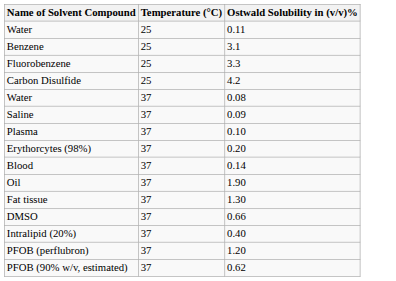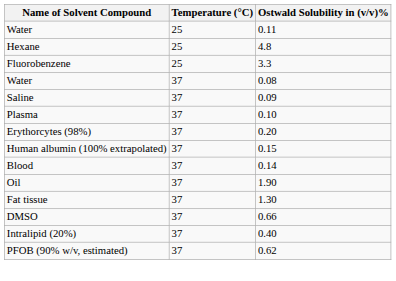+ row: (23, 47)
- row: (25, 47)
- row: (44, 81)
+ row: (87, 149)
- row: (48, 251)
